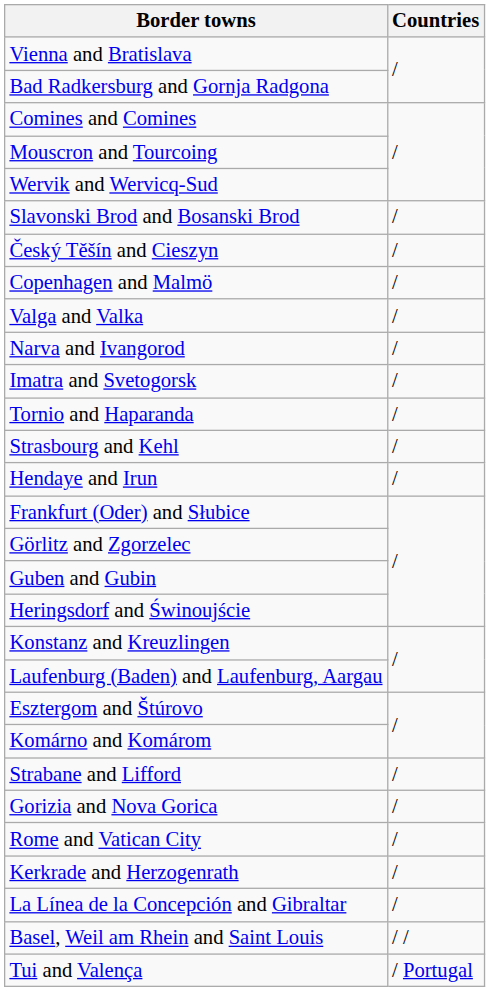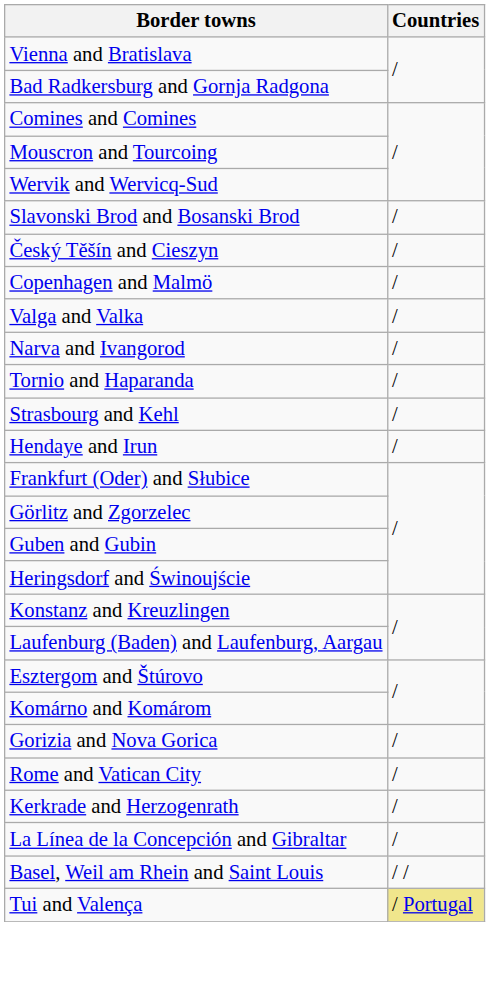- row: (103, 380)
- row: (95, 773)
(432, 970) no background -> (432, 904) khaki background
